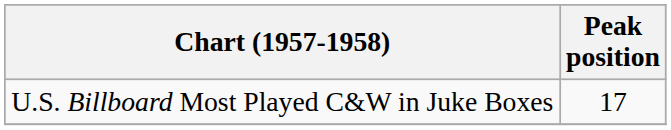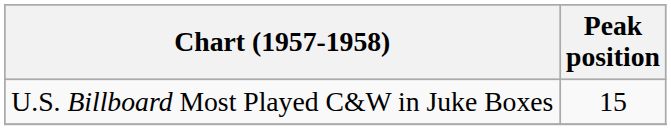(613, 101) 17 -> (613, 101) 15
